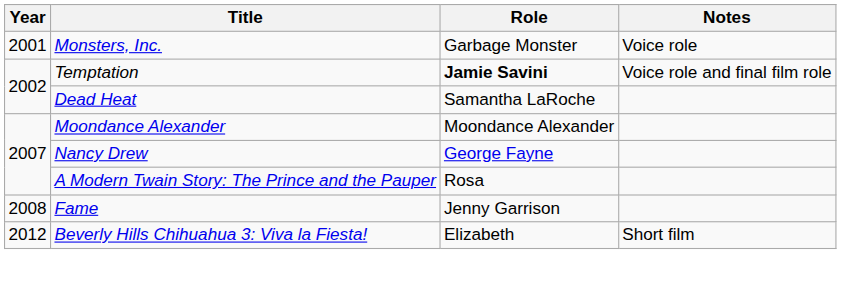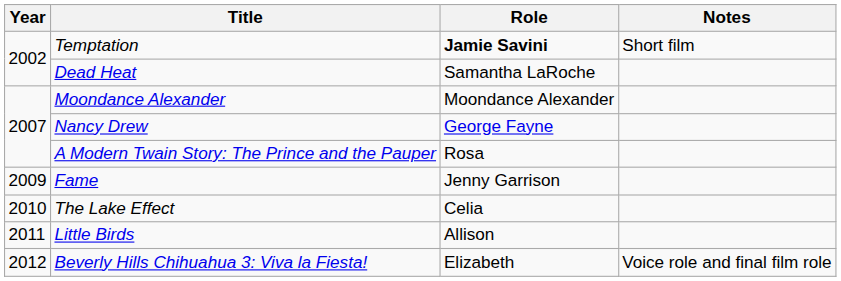- row: (108, 45)
(727, 72) Voice role and final film role -> (658, 45) Short film
(28, 208) 2008 -> (28, 180) 2009
+ row: (114, 208)
+ row: (94, 235)
(658, 235) Short film -> (727, 262) Voice role and final film role
